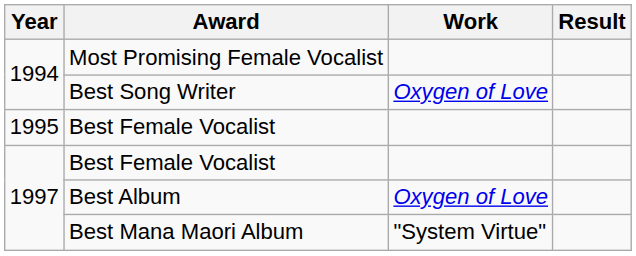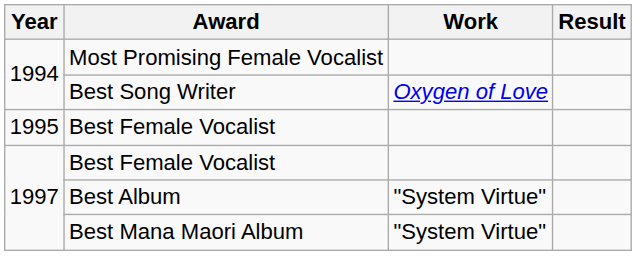(471, 197) Oxygen of Love -> (470, 197) "System Virtue"
